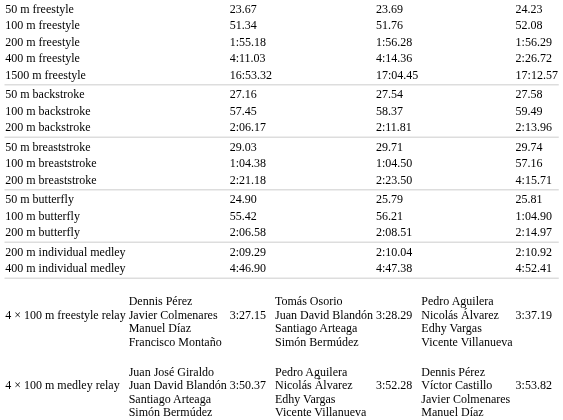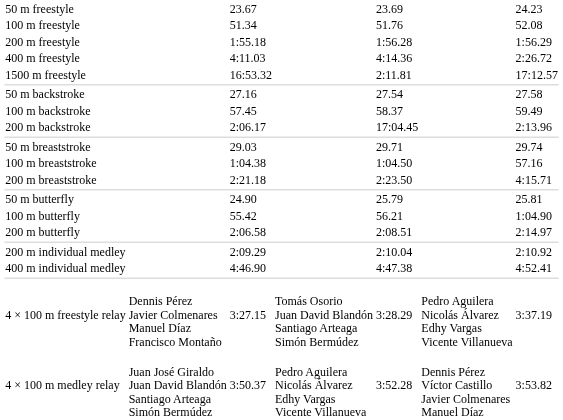(397, 75) 17:04.45 -> (394, 75) 2:11.81
(394, 127) 2:11.81 -> (397, 127) 17:04.45
